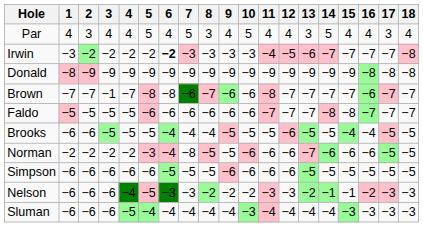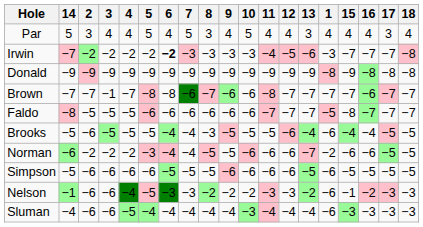columns swapped: (69, 14) <-> (329, 14)
(209, 133) −4 -> (209, 133) −3
(309, 133) −5 -> (309, 133) −4
(189, 152) −8 -> (189, 152) −4
